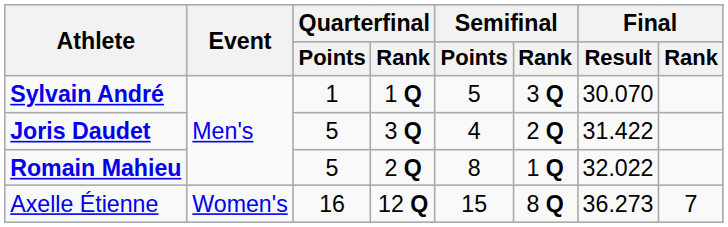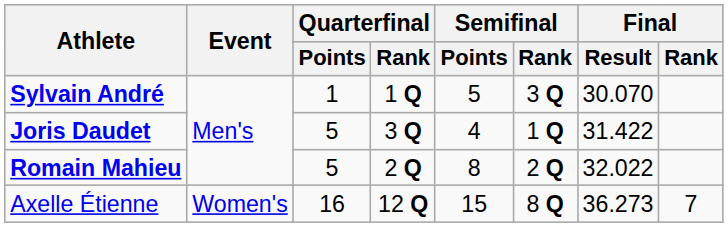(545, 131) 2 Q -> (545, 131) 1 Q
(545, 168) 1 Q -> (545, 168) 2 Q
